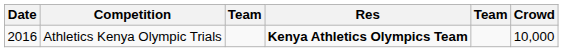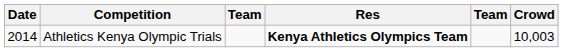(22, 36) 2016 -> (22, 36) 2014
(534, 36) 10,000 -> (534, 36) 10,003
